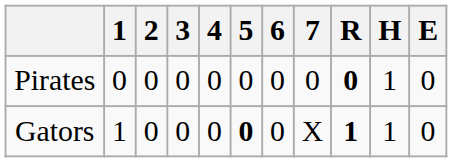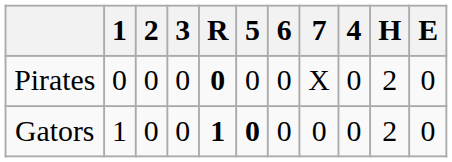columns swapped: (214, 30) <-> (351, 30)
(312, 80) 0 -> (319, 80) X
(390, 80) 1 -> (390, 80) 2
(312, 130) X -> (319, 130) 0
(390, 130) 1 -> (390, 130) 2
